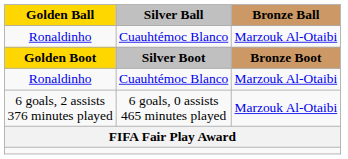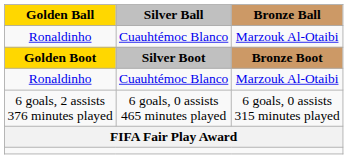(286, 107) Marzouk Al-Otaibi -> (287, 107) 6 goals, 0 assists 315 minutes played
